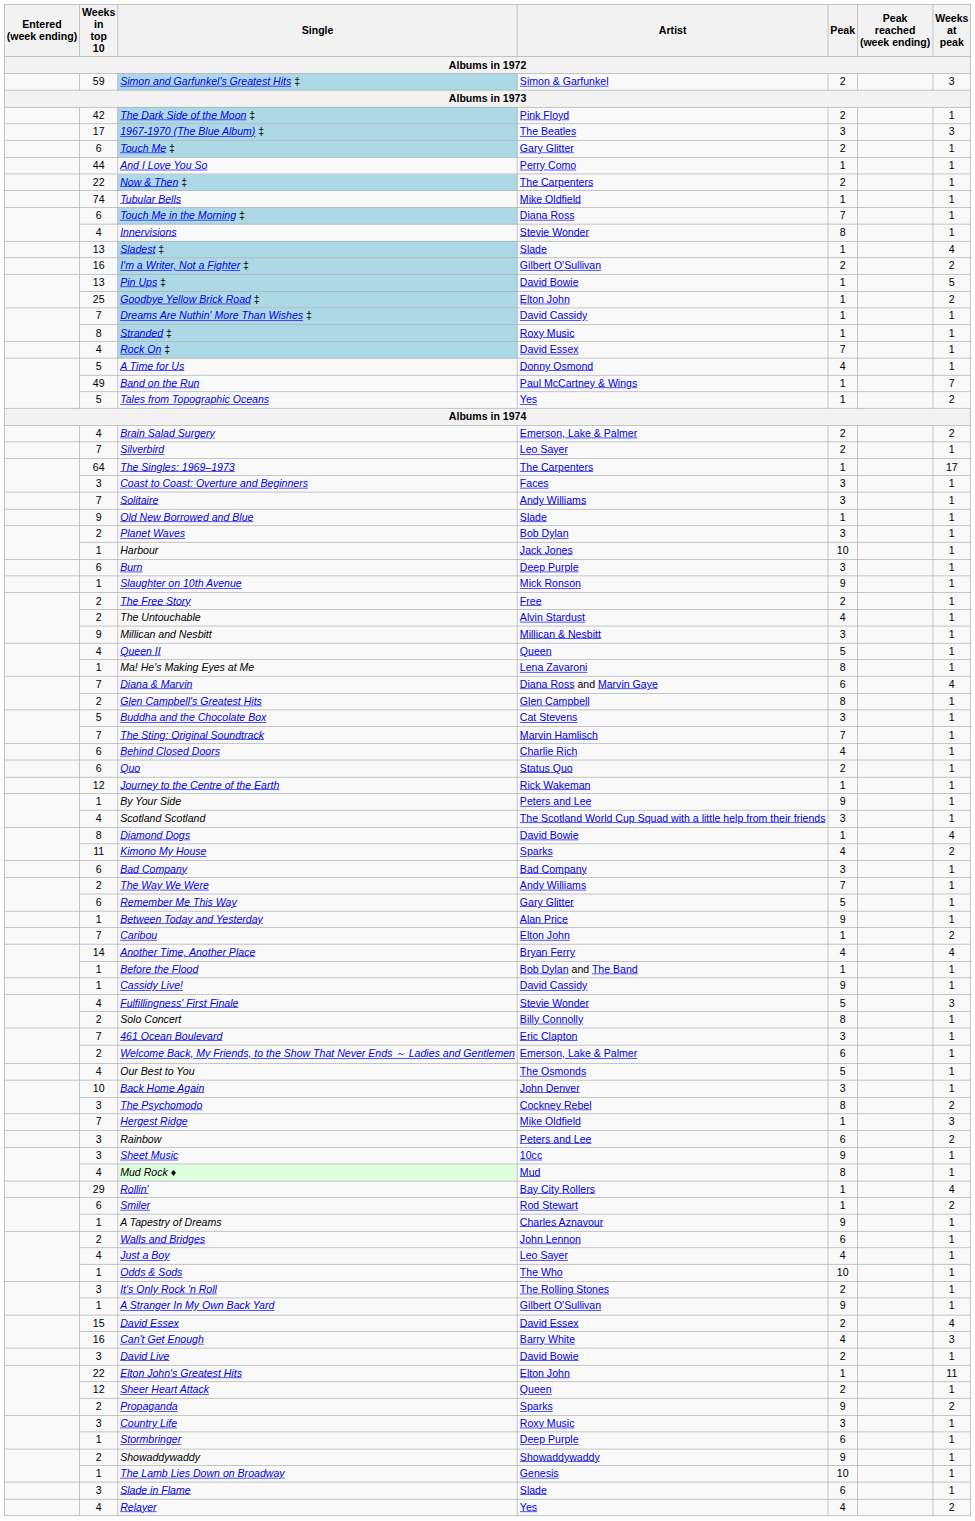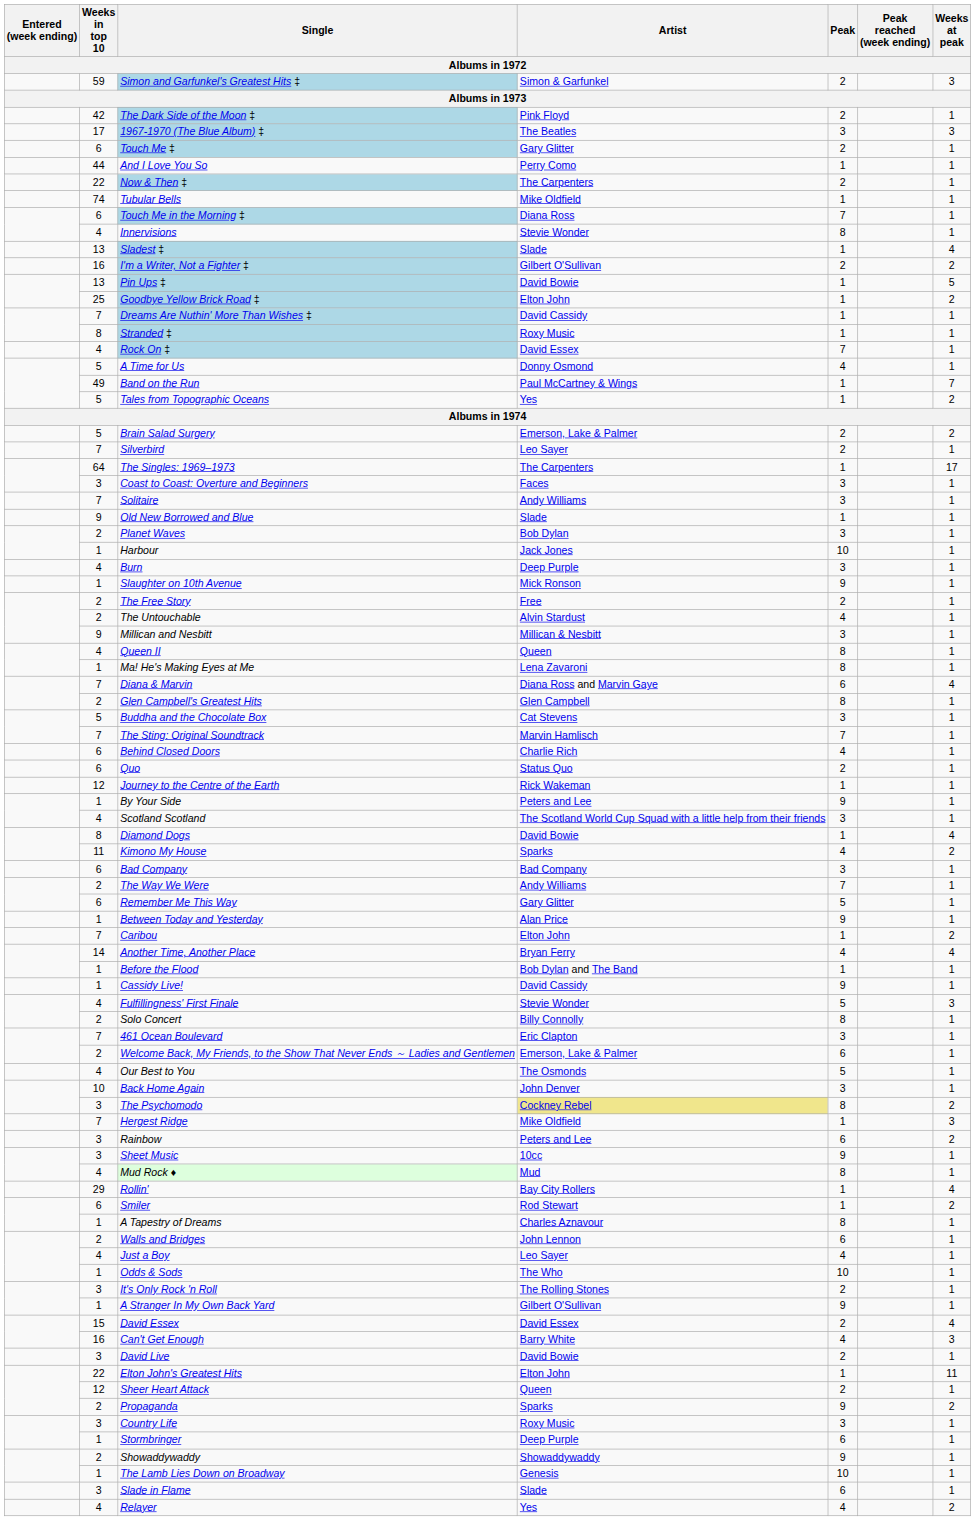(99, 433) 4 -> (99, 433) 5
(99, 567) 6 -> (99, 567) 4
(843, 651) 5 -> (843, 651) 8
(556, 1105) no background -> (556, 1105) khaki background
(843, 1222) 9 -> (843, 1222) 8
